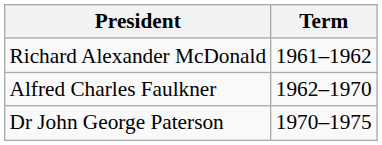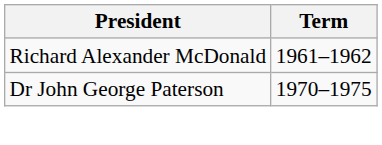- row: (113, 88)
